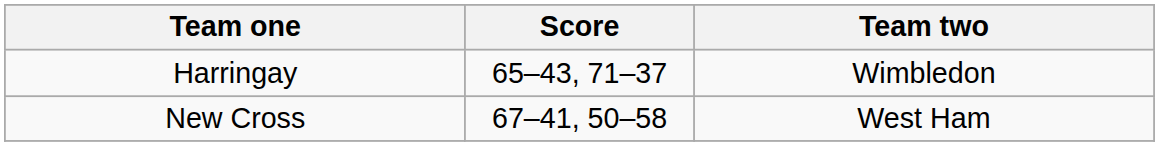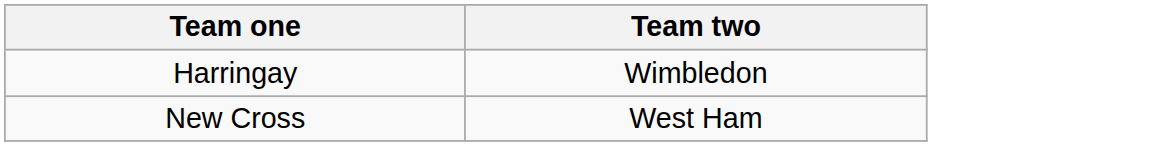- column: (580, 27)
